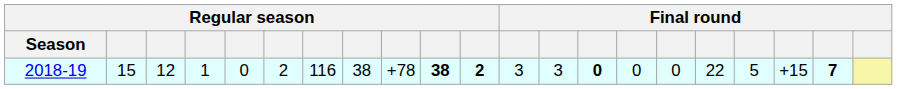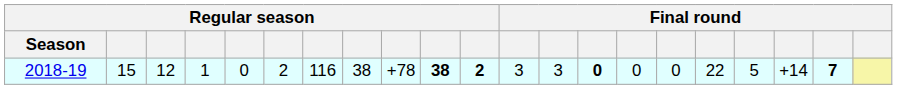(794, 71) +15 -> (794, 71) +14
